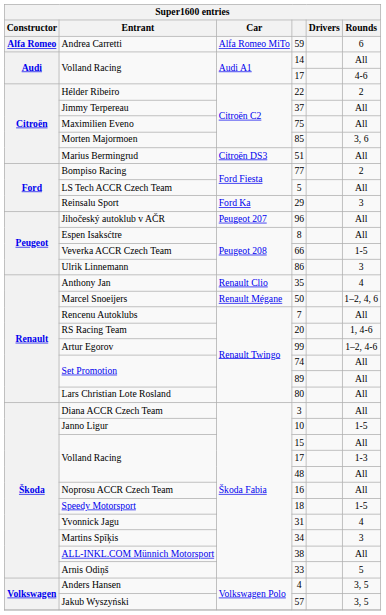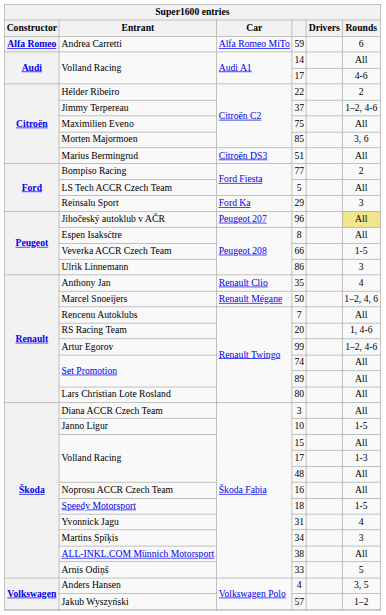(361, 107) All -> (361, 107) 1–2, 4-6
(361, 219) no background -> (361, 219) khaki background
(361, 601) 3, 5 -> (361, 601) 1–2
